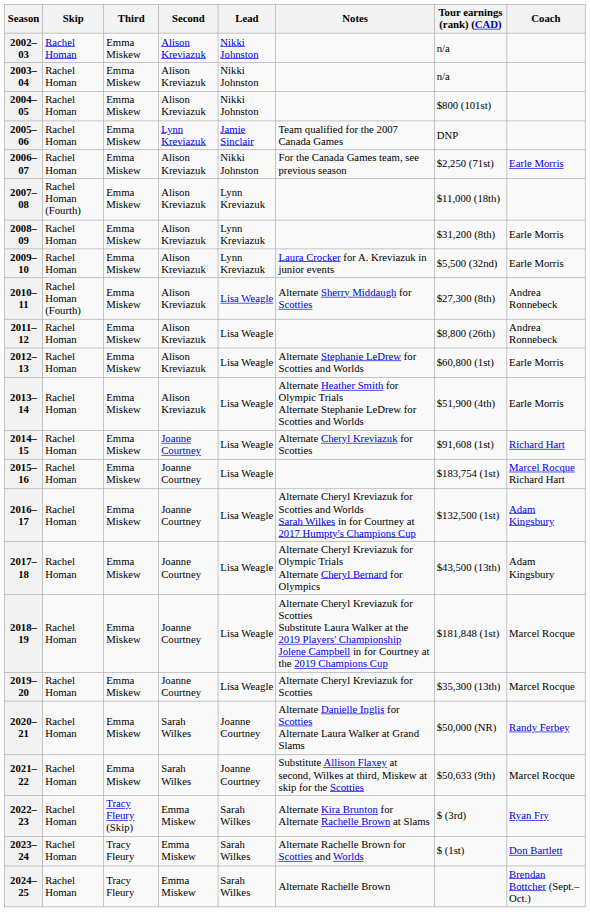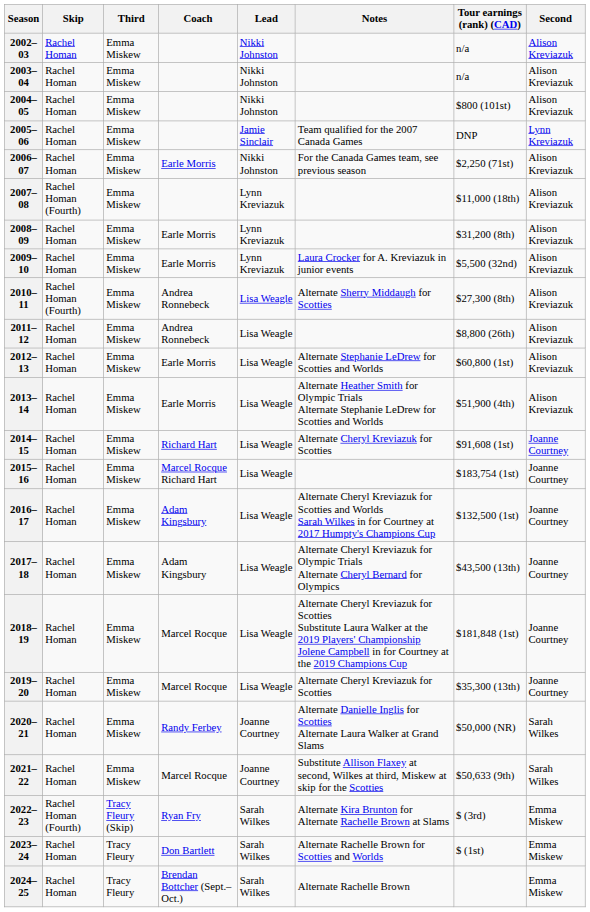columns swapped: (188, 19) <-> (546, 19)
(61, 816) Rachel Homan -> (63, 816) Rachel Homan (Fourth)
